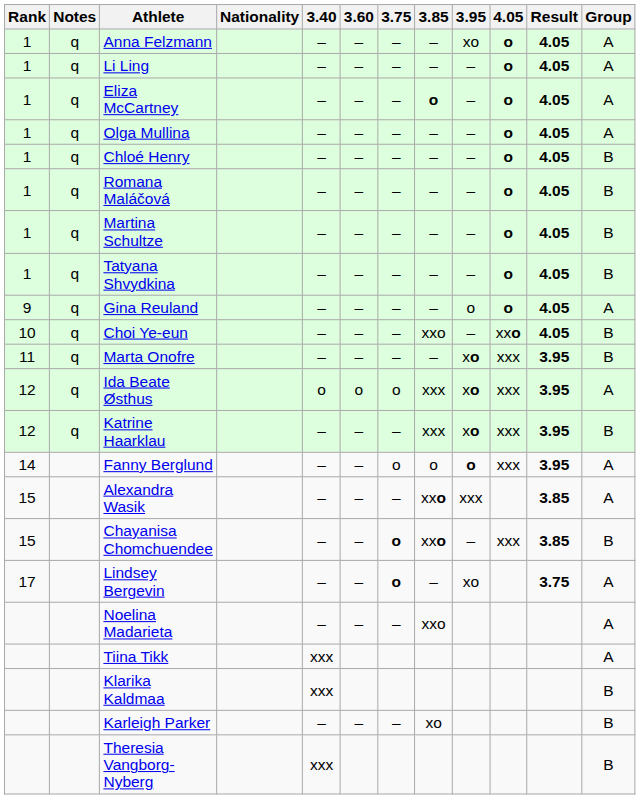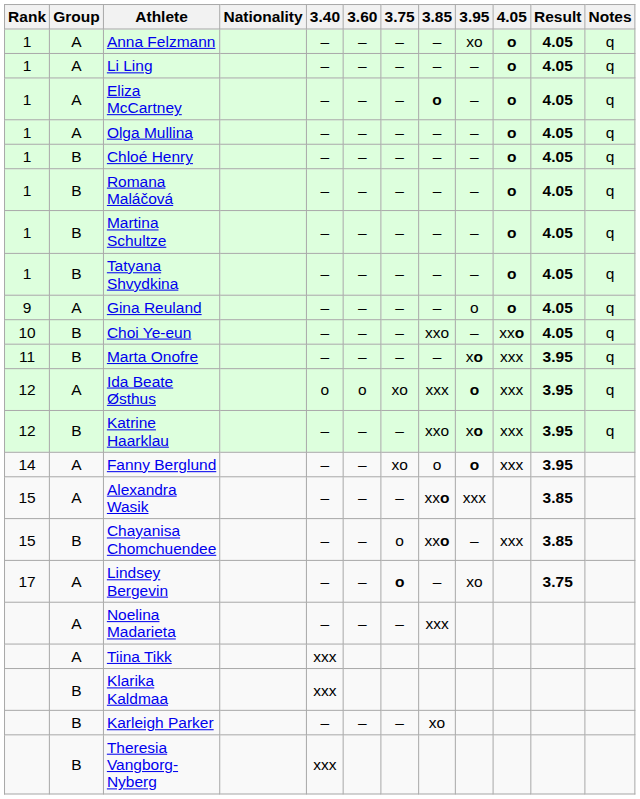columns swapped: (608, 17) <-> (75, 17)
(396, 390) o -> (400, 390) xo
(471, 390) xo -> (474, 390) o
(434, 431) xxx -> (437, 431) xxo
(396, 465) o -> (400, 465) xo
(396, 540) bold -> (400, 540) normal
(434, 623) xxo -> (437, 623) xxx
